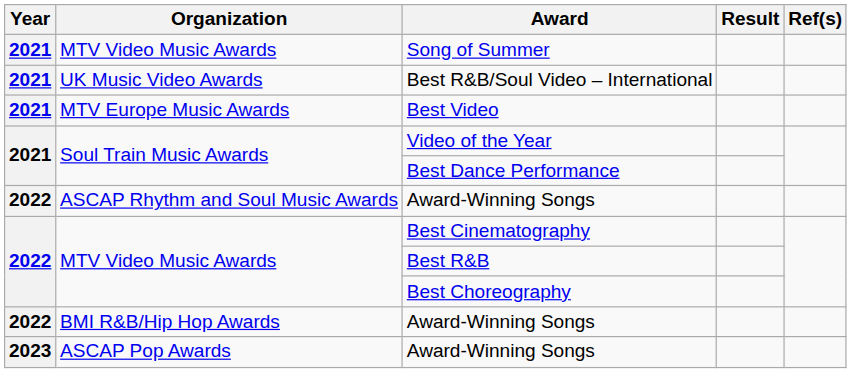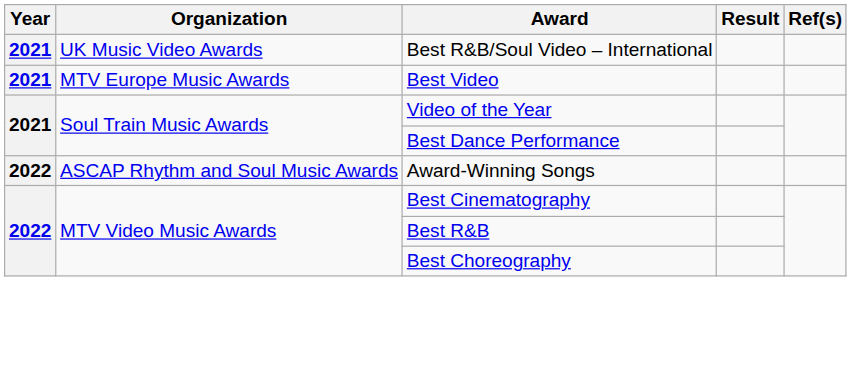- row: (168, 49)
- row: (170, 321)
- row: (145, 351)
